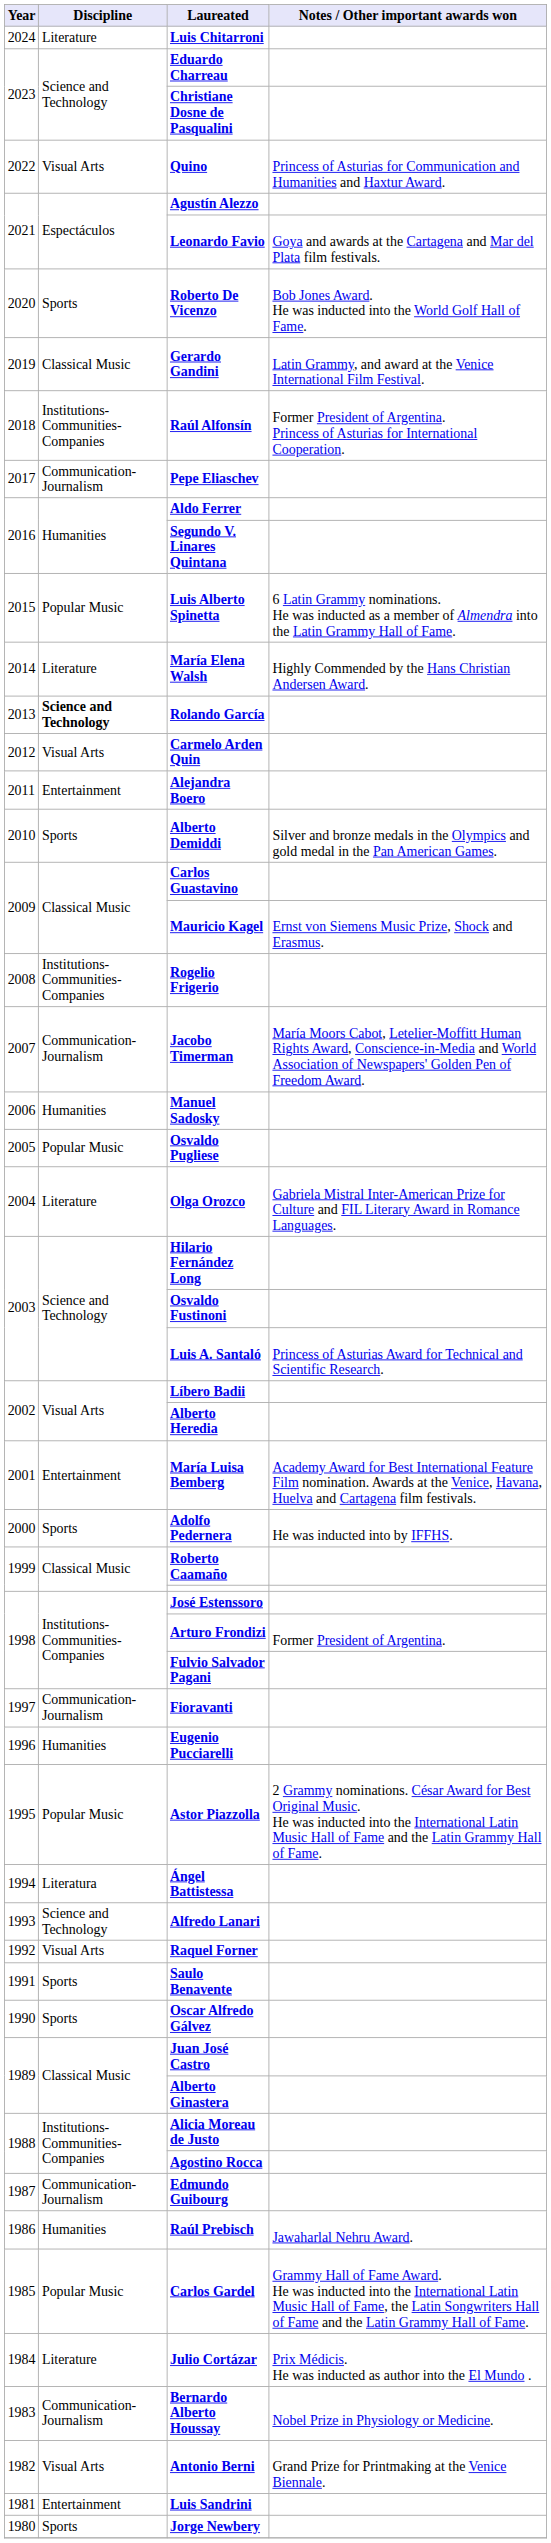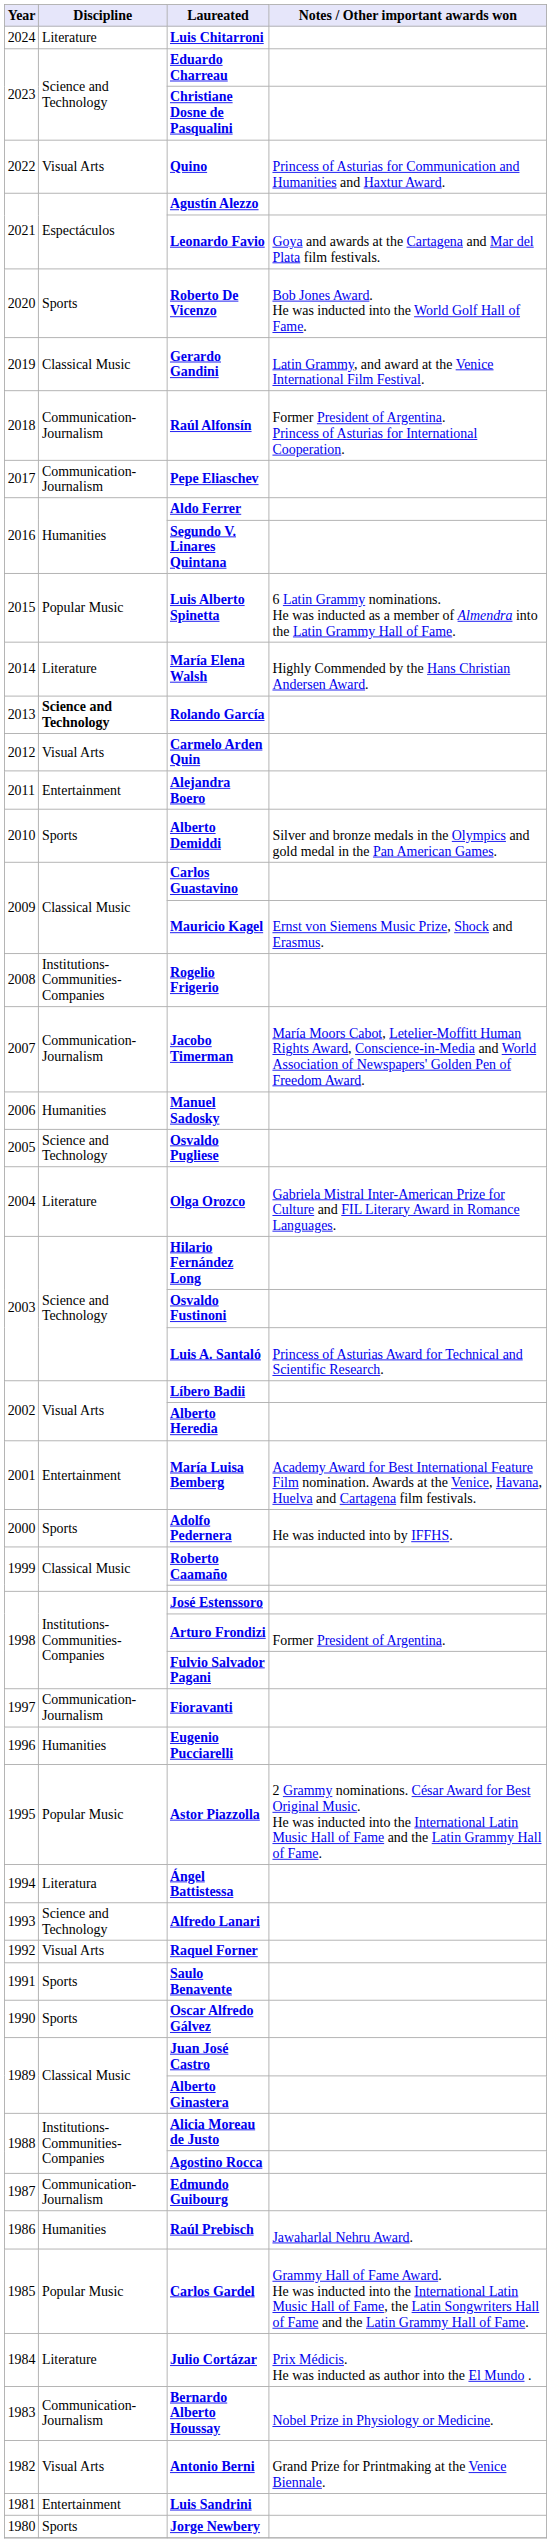(82, 425) Institutions-Communities-Companies -> (89, 425) Communication-Journalism
(83, 1148) Popular Music -> (75, 1148) Science and Technology
